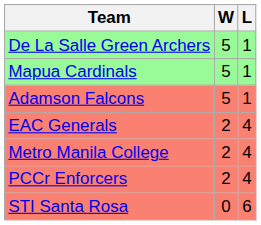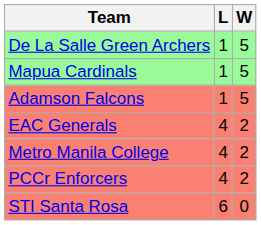columns swapped: (226, 17) <-> (247, 17)
